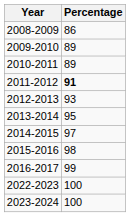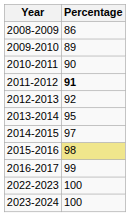(70, 64) 89 -> (70, 64) 90
(70, 99) 93 -> (70, 99) 92
(70, 151) no background -> (70, 151) khaki background
